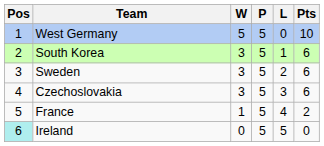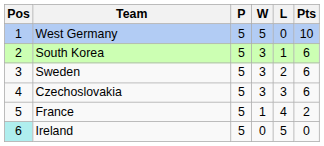columns swapped: (262, 14) <-> (241, 14)
